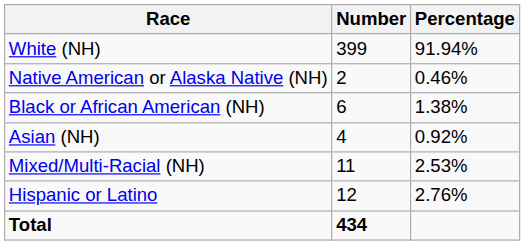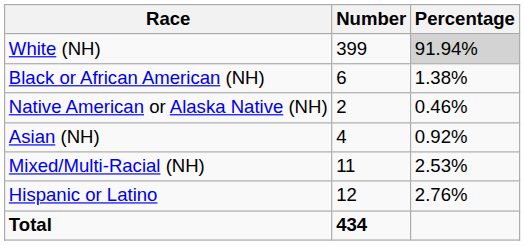(446, 48) no background -> (446, 48) lightgrey background
rows swapped: (137, 107) <-> (168, 78)
